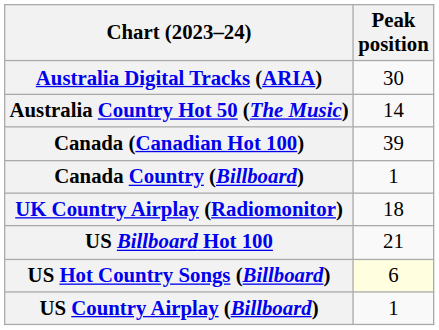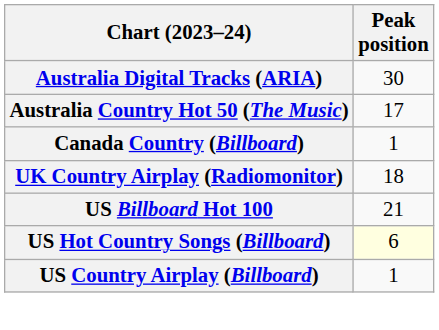(393, 110) 14 -> (393, 110) 17
- row: (179, 143)
